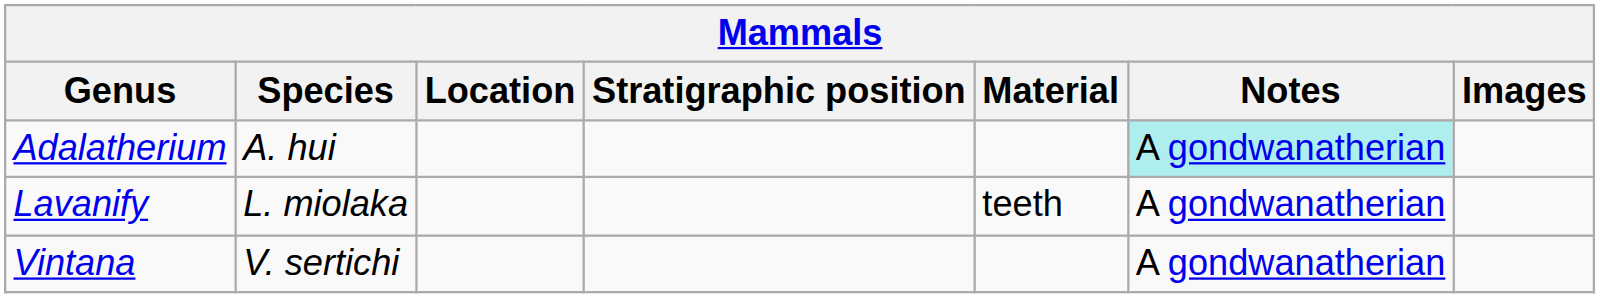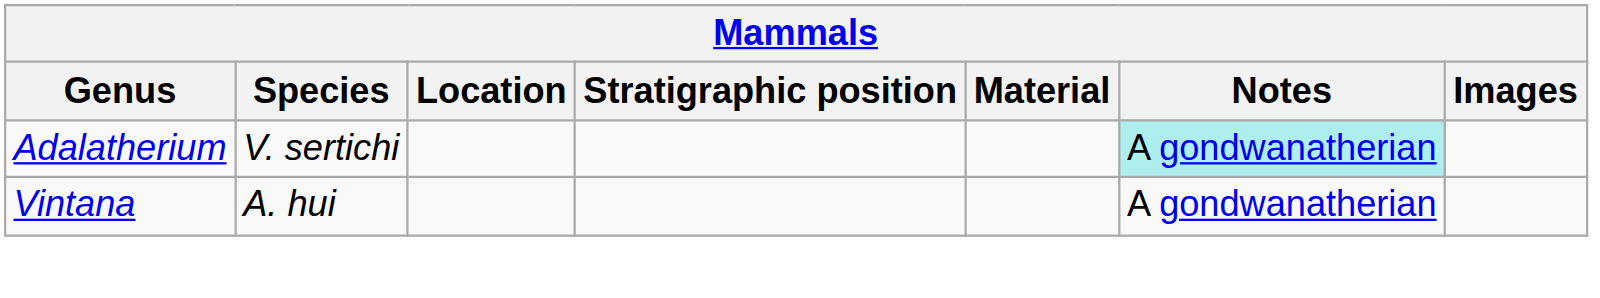(289, 147) A. hui -> (321, 147) V. sertichi
- row: (81, 205)
(321, 262) V. sertichi -> (289, 205) A. hui
